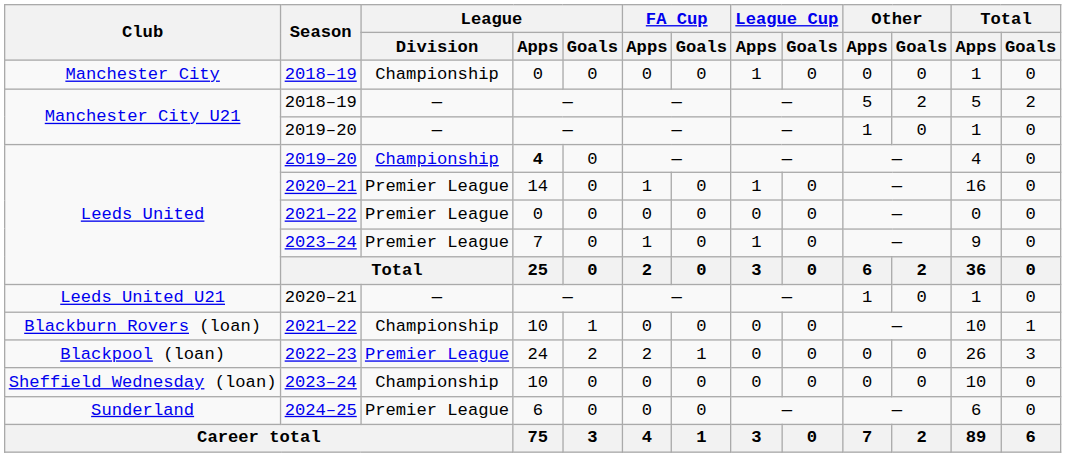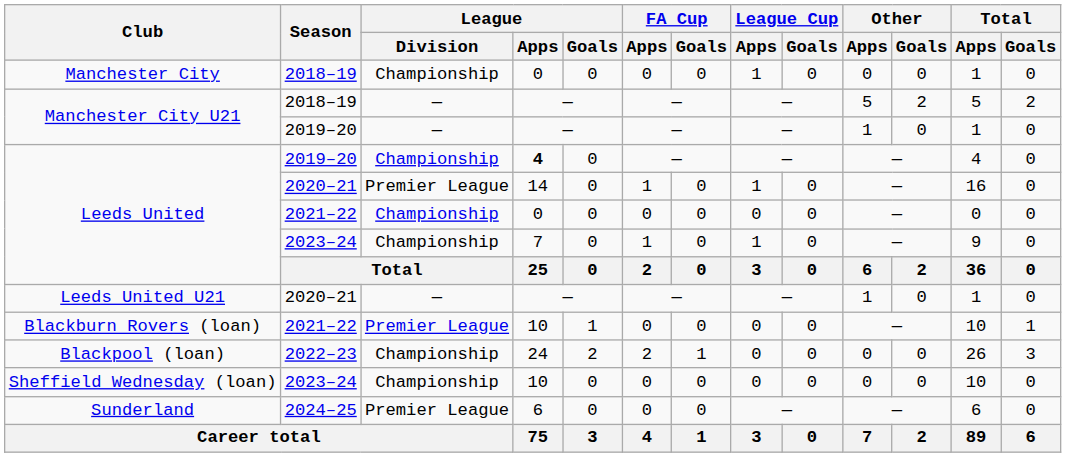(437, 214) Premier League -> (437, 214) Championship
(437, 242) Premier League -> (437, 242) Championship
(437, 326) Championship -> (437, 326) Premier League
(437, 354) Premier League -> (437, 354) Championship
